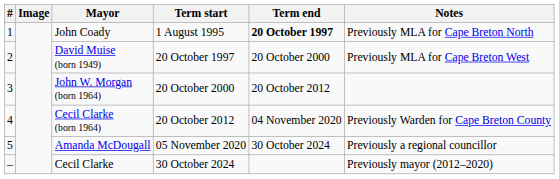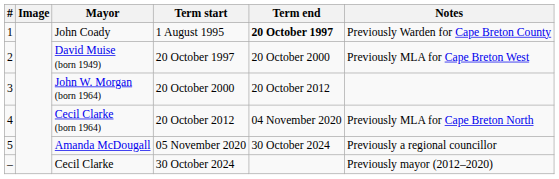(440, 32) Previously MLA for Cape Breton North -> (449, 32) Previously Warden for Cape Breton County
(449, 120) Previously Warden for Cape Breton County -> (440, 120) Previously MLA for Cape Breton North
